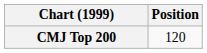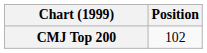(175, 37) 120 -> (175, 37) 102
